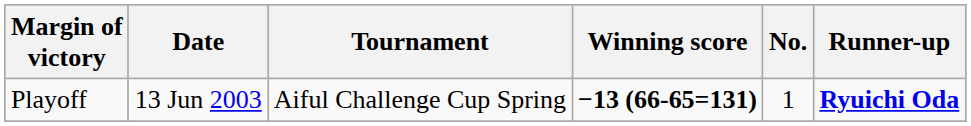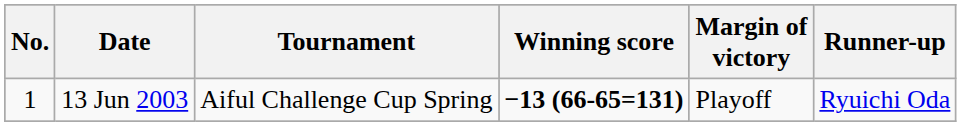columns swapped: (788, 41) <-> (67, 41)
(889, 99) bold -> (885, 99) normal
